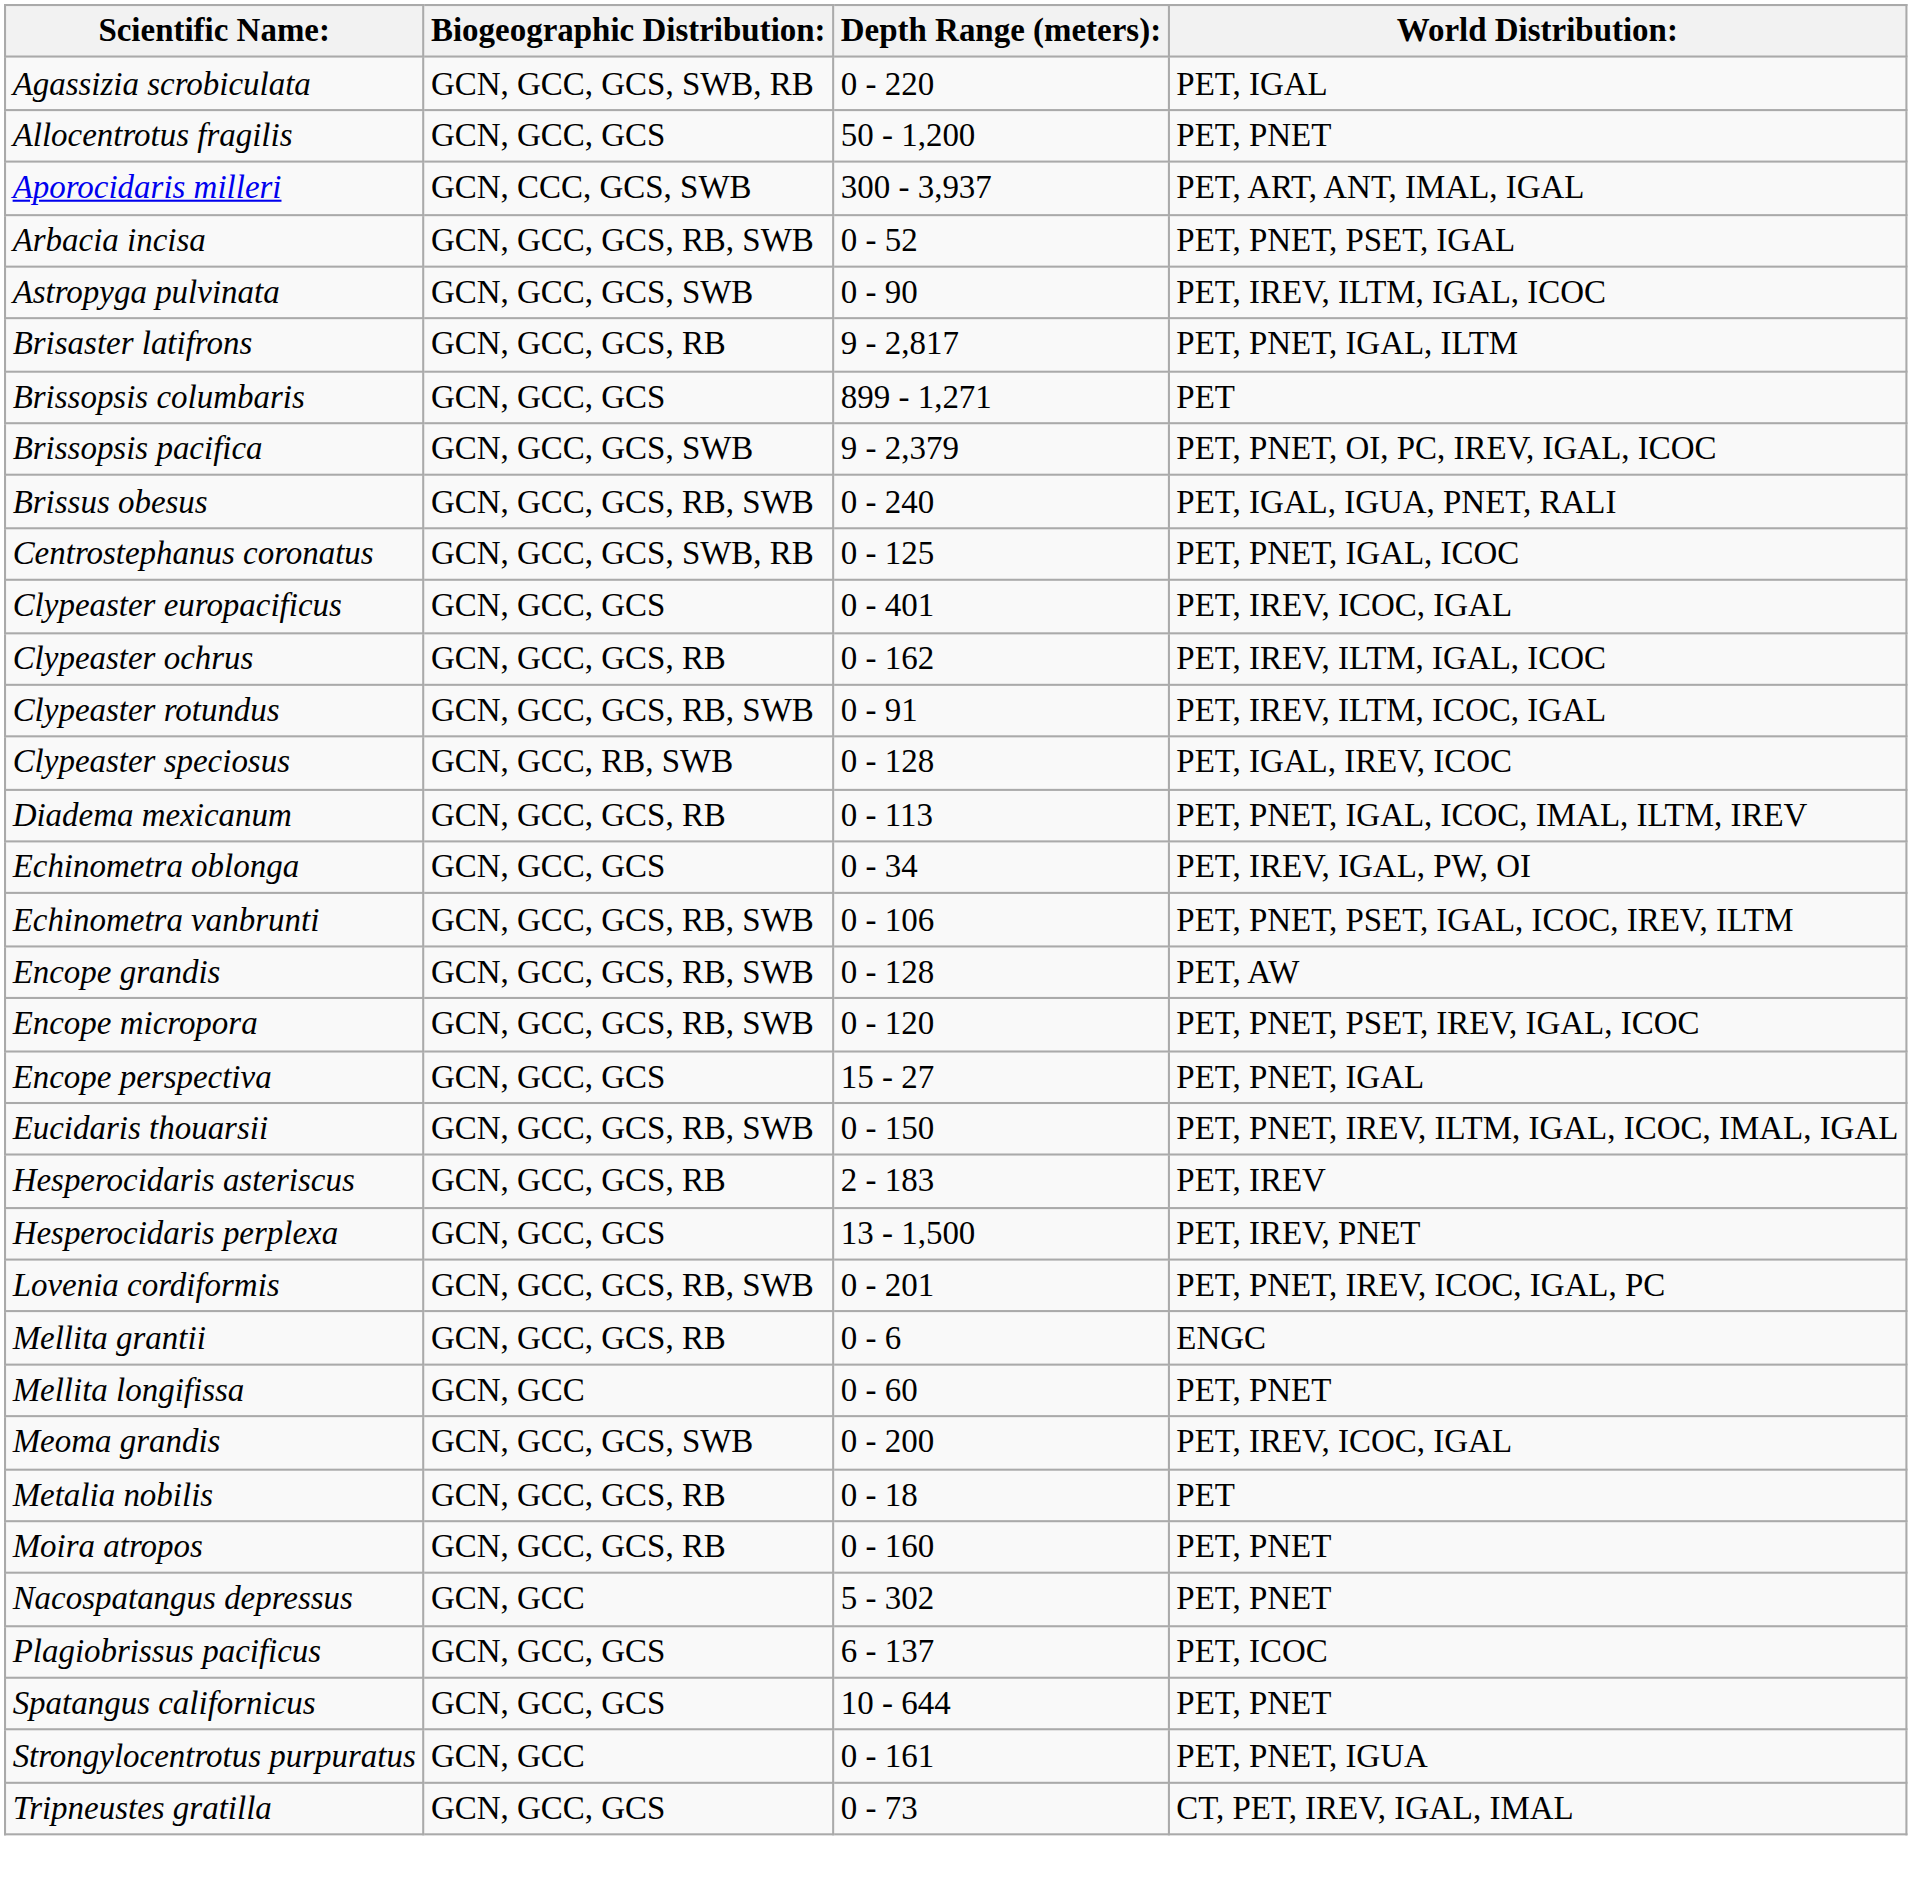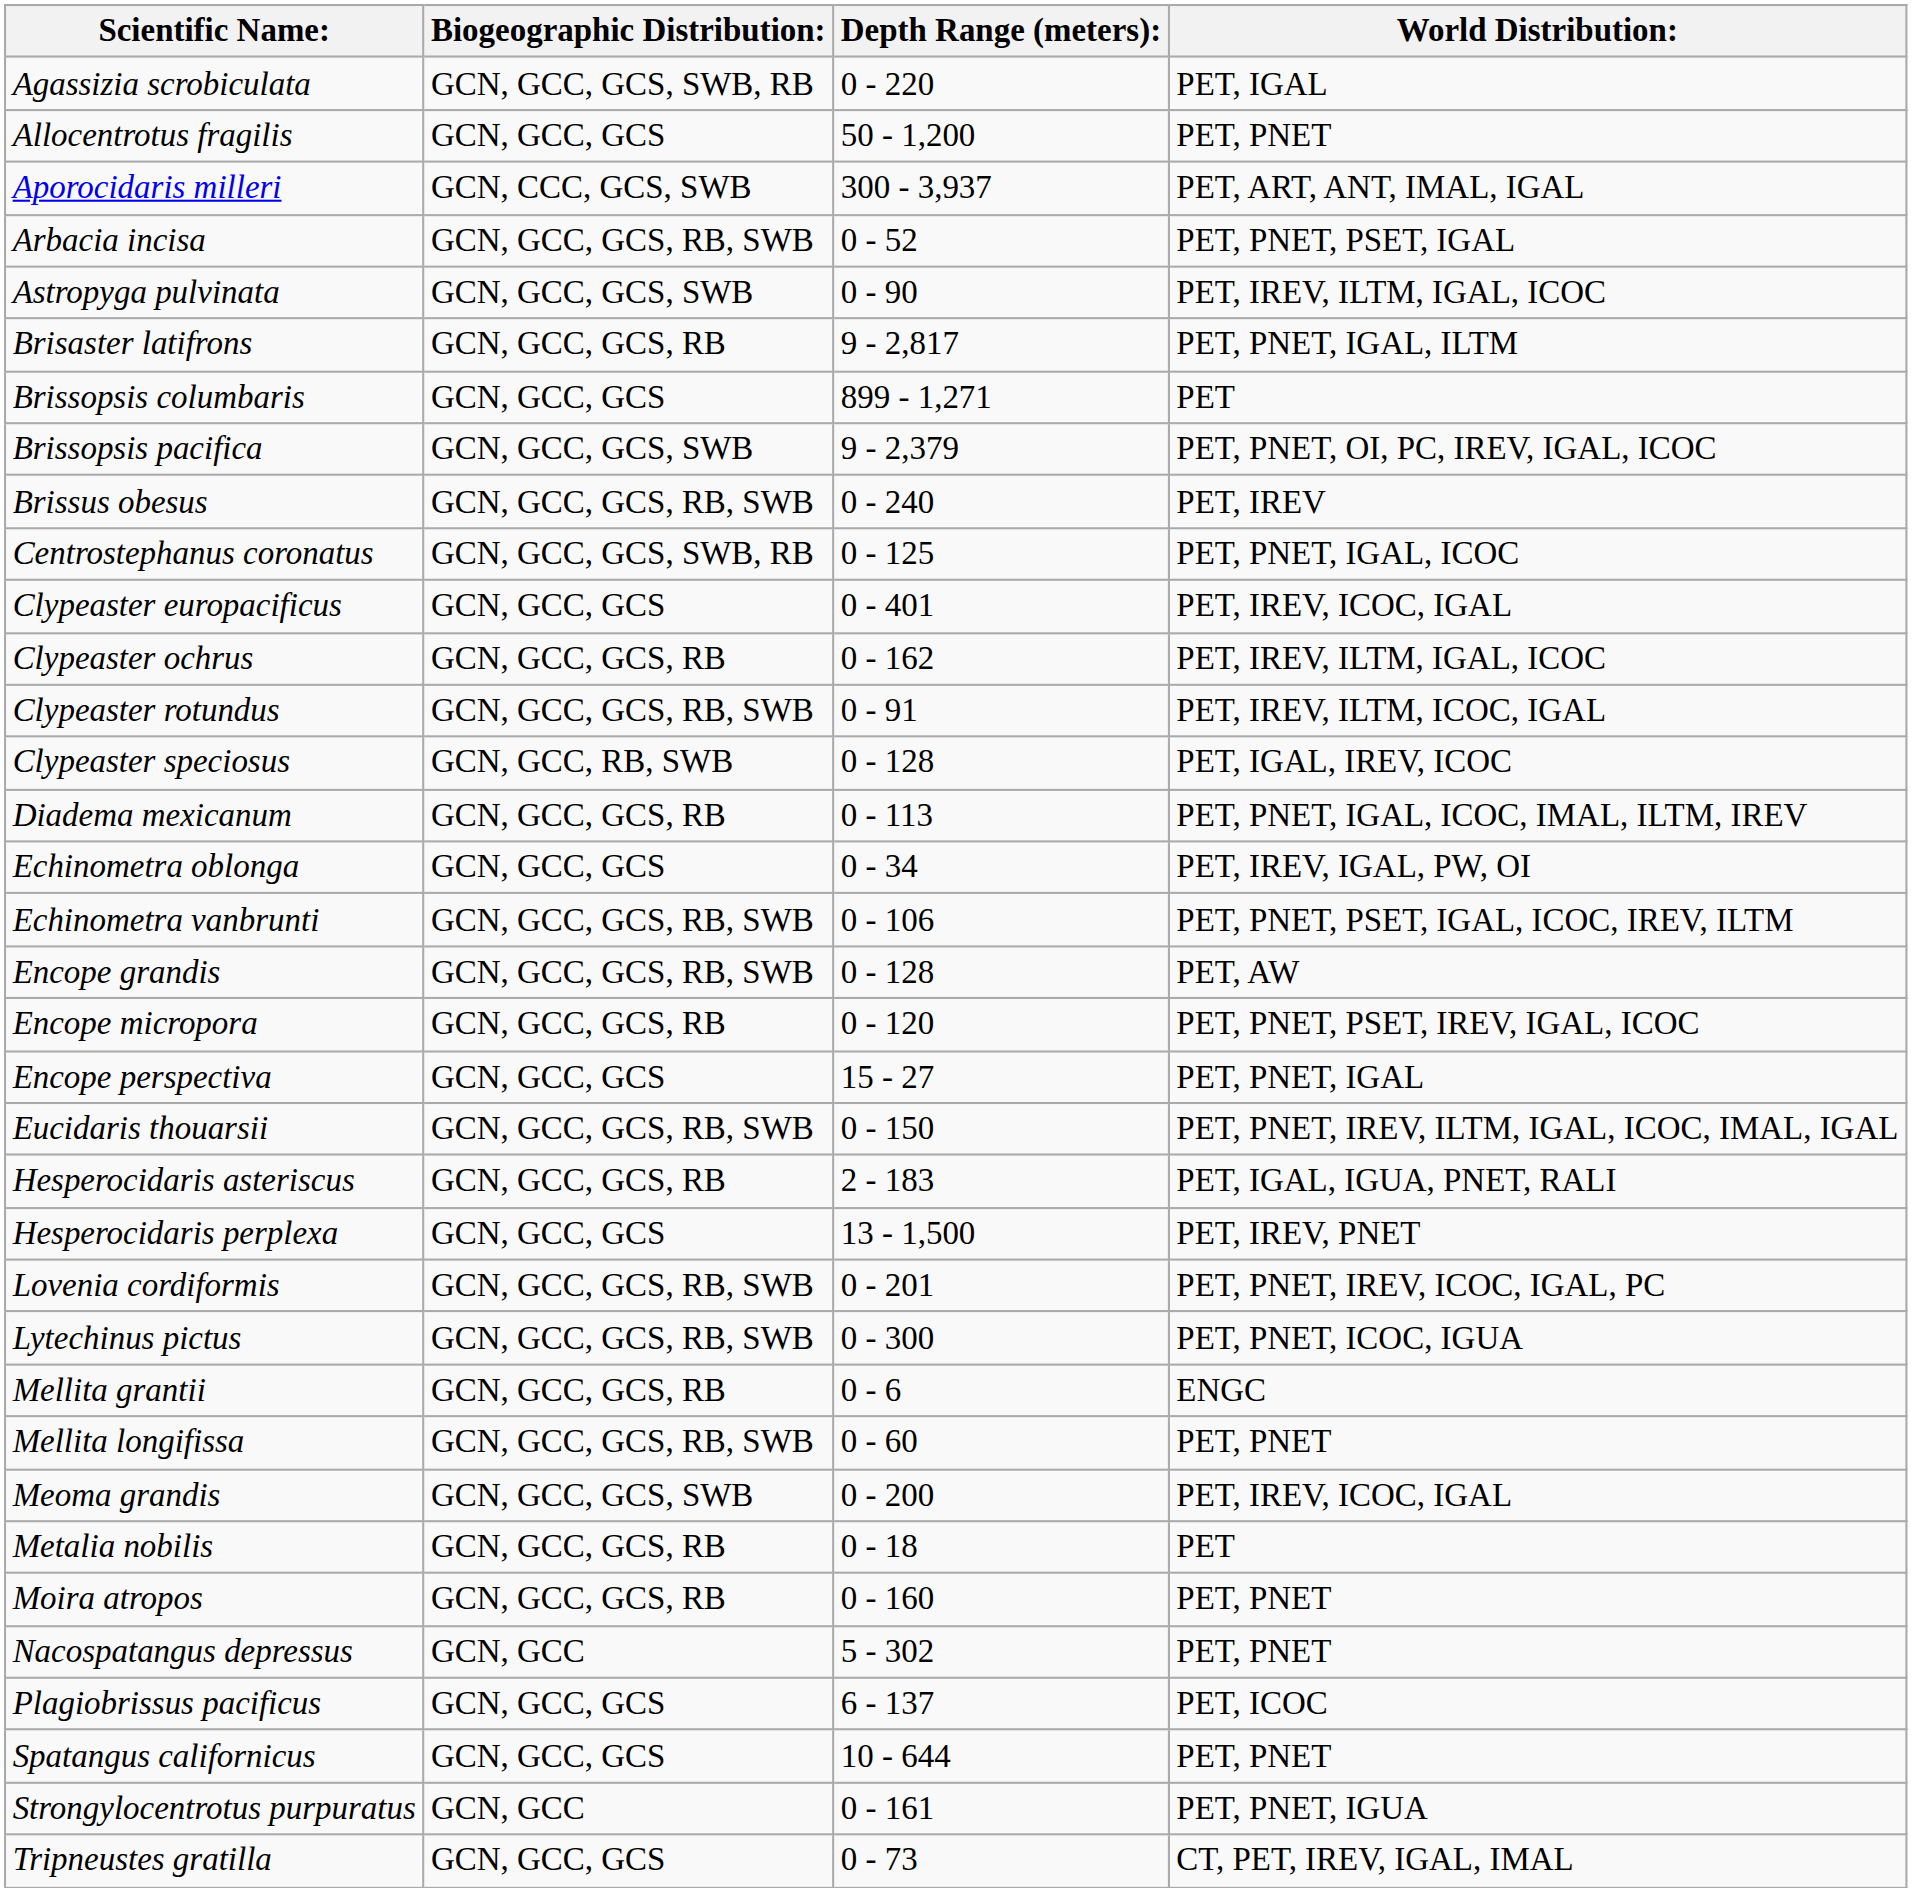(1396, 501) PET, IGAL, IGUA, PNET, RALI -> (1251, 501) PET, IREV
(622, 1023) GCN, GCC, GCS, RB, SWB -> (578, 1023) GCN, GCC, GCS, RB
(1251, 1180) PET, IREV -> (1396, 1180) PET, IGAL, IGUA, PNET, RALI
+ row: (127, 1337)
(508, 1389) GCN, GCC -> (622, 1441) GCN, GCC, GCS, RB, SWB
